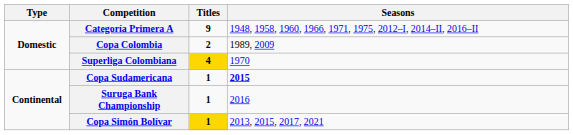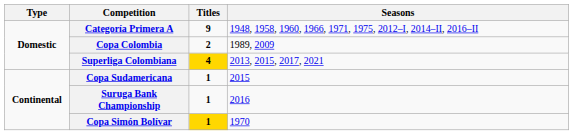(240, 61) 1970 -> (277, 61) 2013, 2015, 2017, 2021
(240, 77) bold -> (240, 77) normal
(277, 122) 2013, 2015, 2017, 2021 -> (240, 122) 1970
